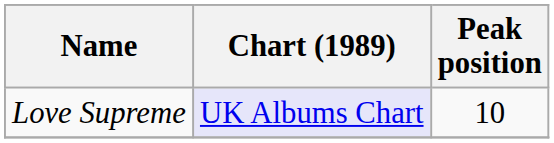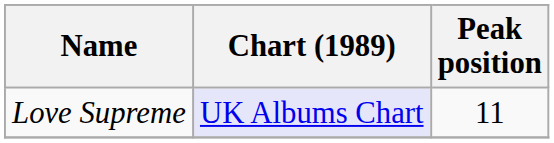(490, 112) 10 -> (490, 112) 11
